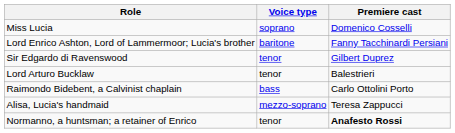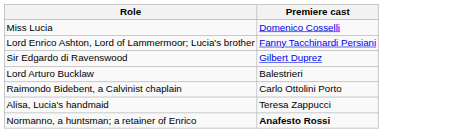- column: (293, 12)
